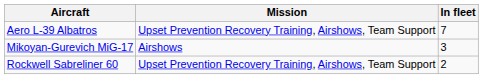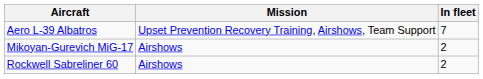(444, 47) 3 -> (444, 47) 2
(287, 64) Upset Prevention Recovery Training, Airshows, Team Support -> (160, 64) Airshows
